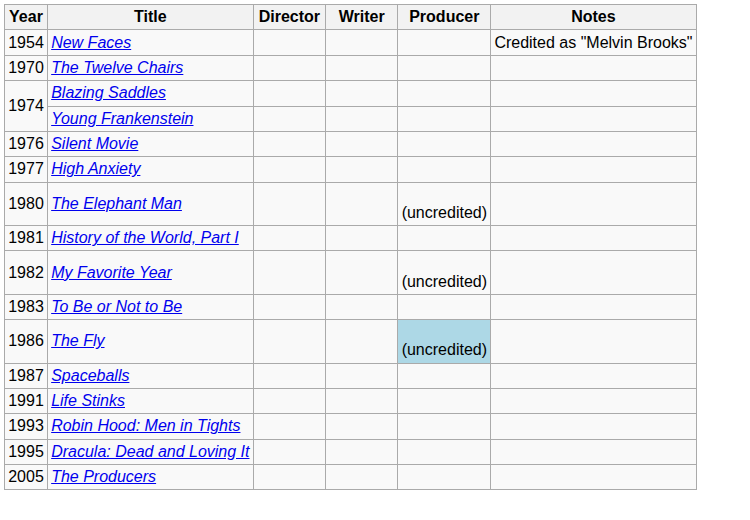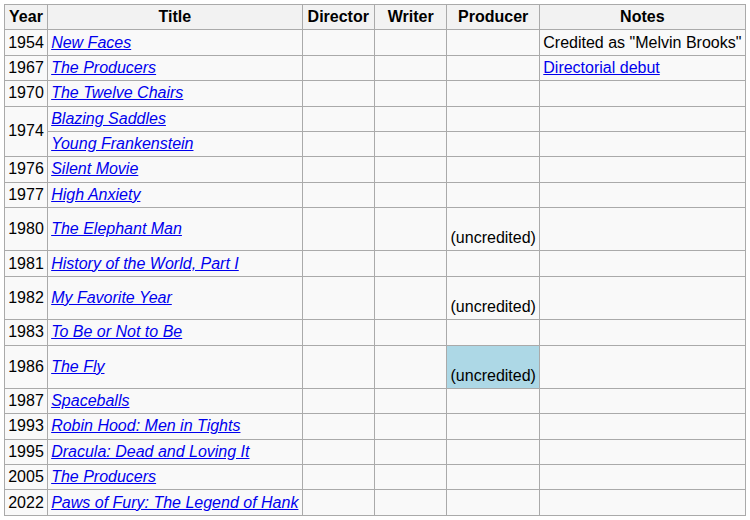+ row: (26, 67)
- row: (26, 401)
+ row: (26, 502)
